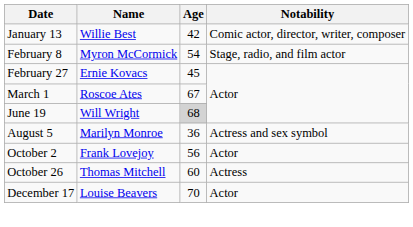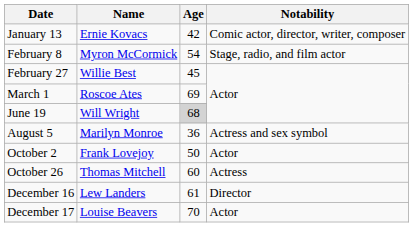(108, 34) Willie Best -> (114, 34) Ernie Kovacs
(114, 73) Ernie Kovacs -> (108, 73) Willie Best
(193, 93) 67 -> (193, 93) 69
(193, 152) 56 -> (193, 152) 50
+ row: (41, 192)
